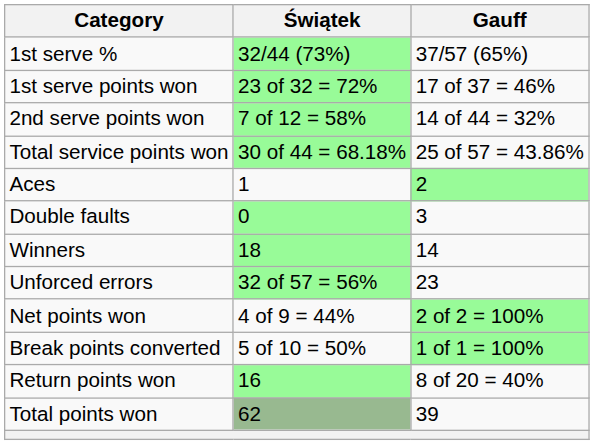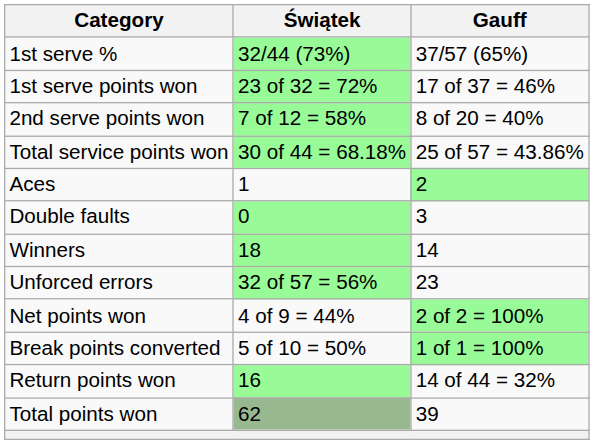(485, 119) 14 of 44 = 32% -> (480, 119) 8 of 20 = 40%
(480, 380) 8 of 20 = 40% -> (485, 380) 14 of 44 = 32%
